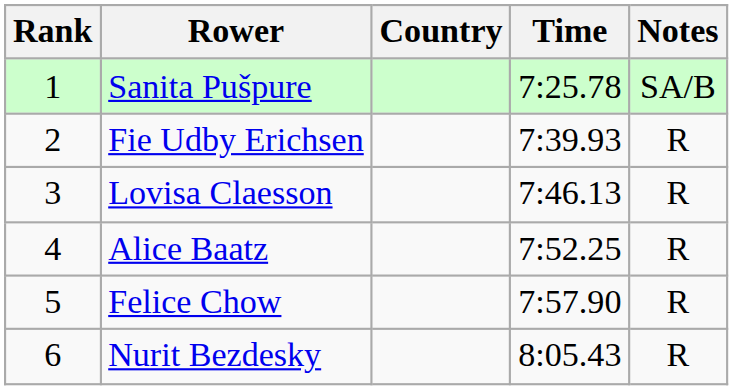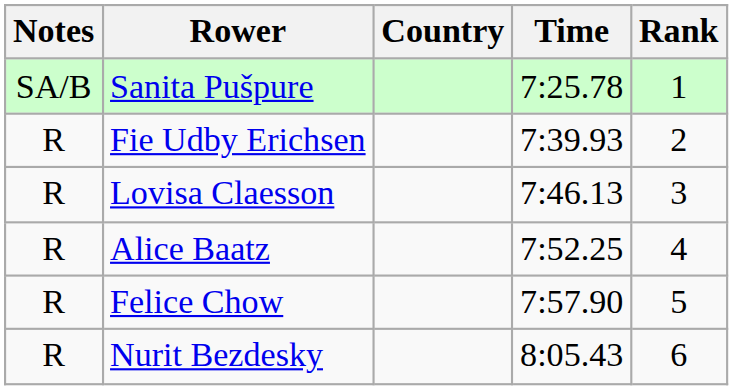columns swapped: (53, 31) <-> (678, 31)
